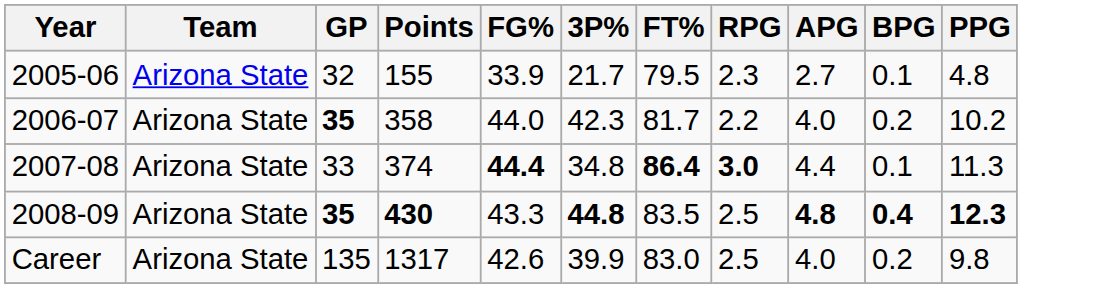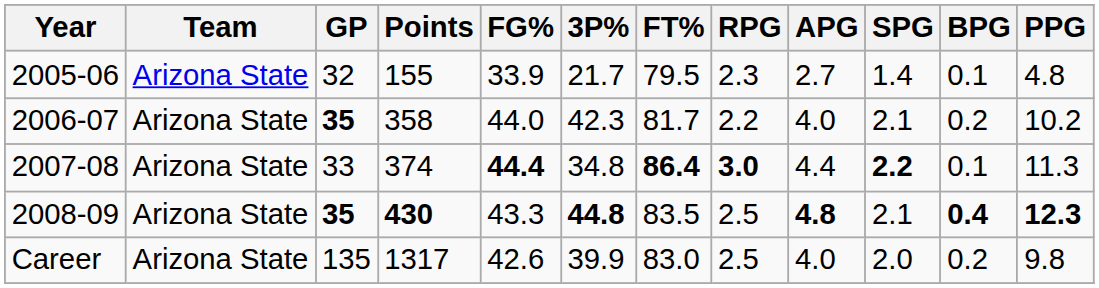+ column: (903, 27)
